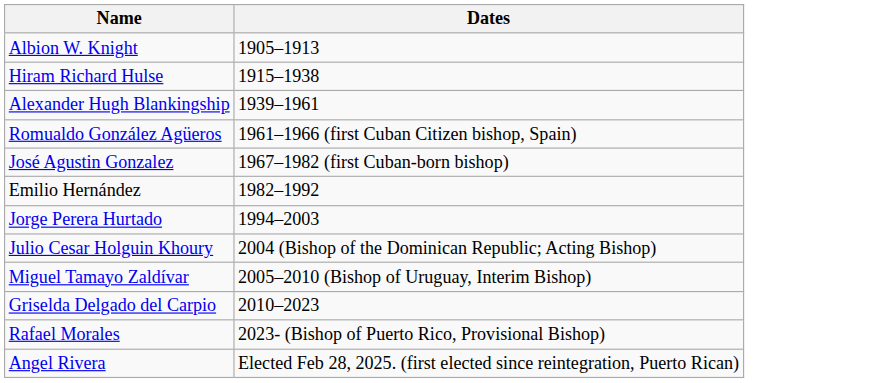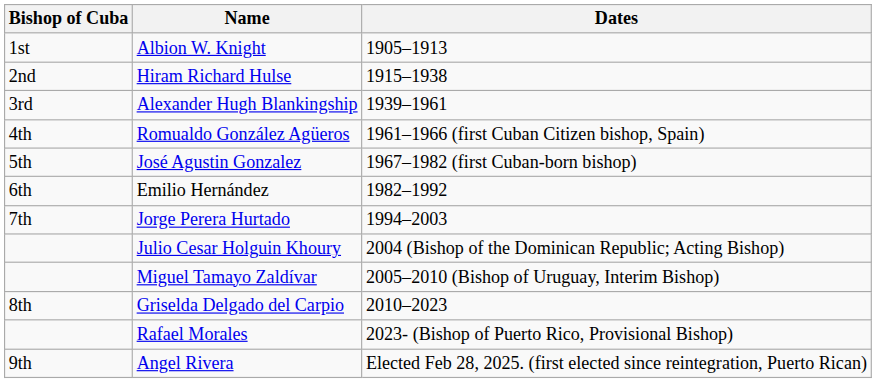+ column: (69, 18)
